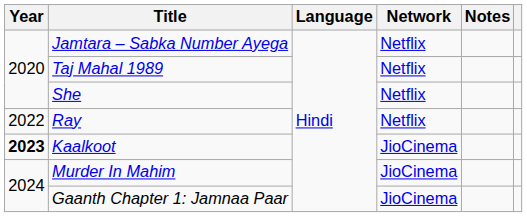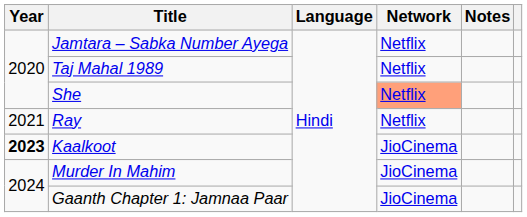(403, 95) no background -> (403, 95) lightsalmon background
(26, 120) 2022 -> (26, 120) 2021
